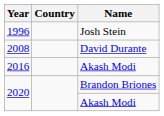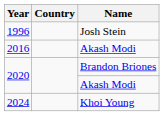- row: (18, 48)
+ row: (18, 102)
